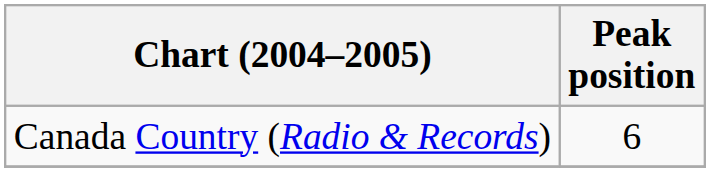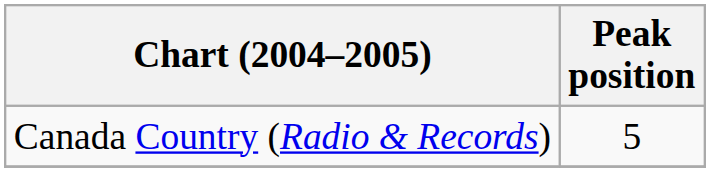(632, 135) 6 -> (632, 135) 5
